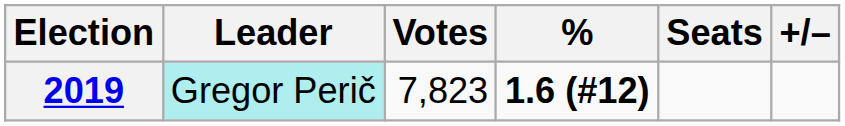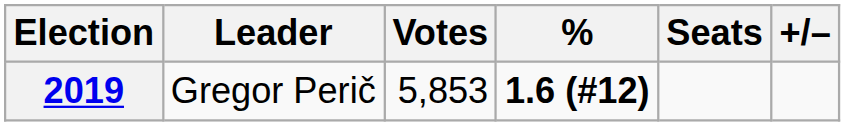(273, 90) paleturquoise background -> (273, 90) no background
(443, 90) 7,823 -> (443, 90) 5,853
